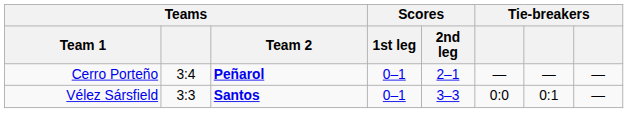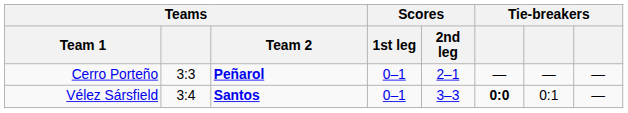(186, 74) 3:4 -> (186, 74) 3:3
(186, 96) 3:3 -> (186, 96) 3:4
(499, 96) normal -> (499, 96) bold
